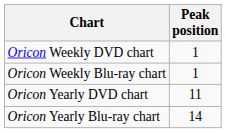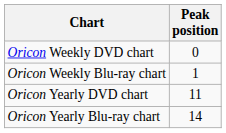(195, 52) 1 -> (195, 52) 0
